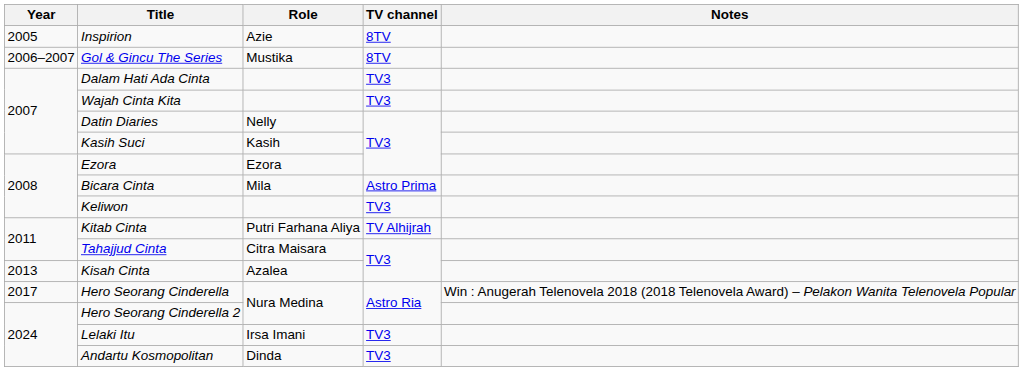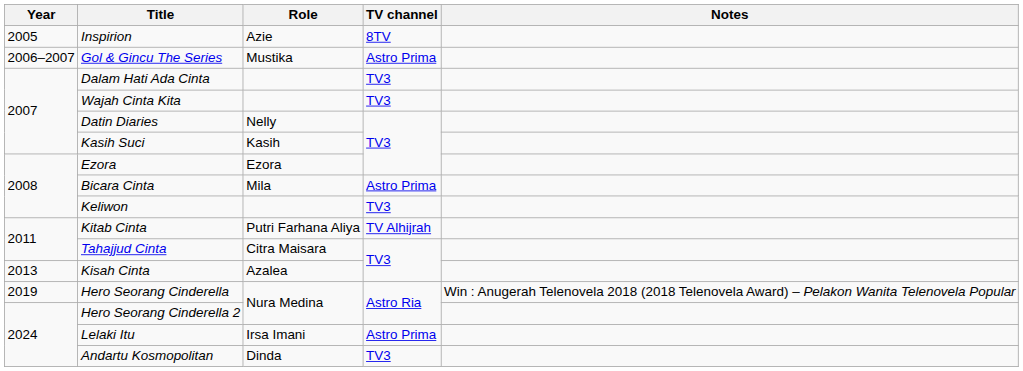(378, 57) 8TV -> (401, 57) Astro Prima
(22, 292) 2017 -> (22, 292) 2019
(378, 334) TV3 -> (401, 334) Astro Prima
